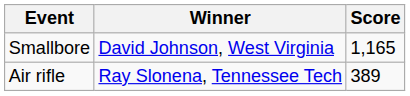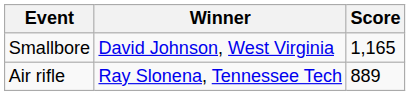(365, 76) 389 -> (365, 76) 889
